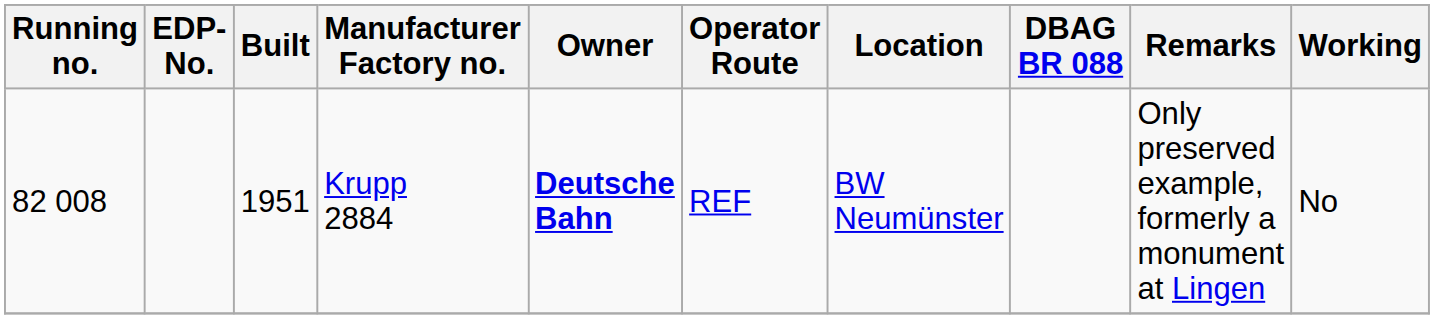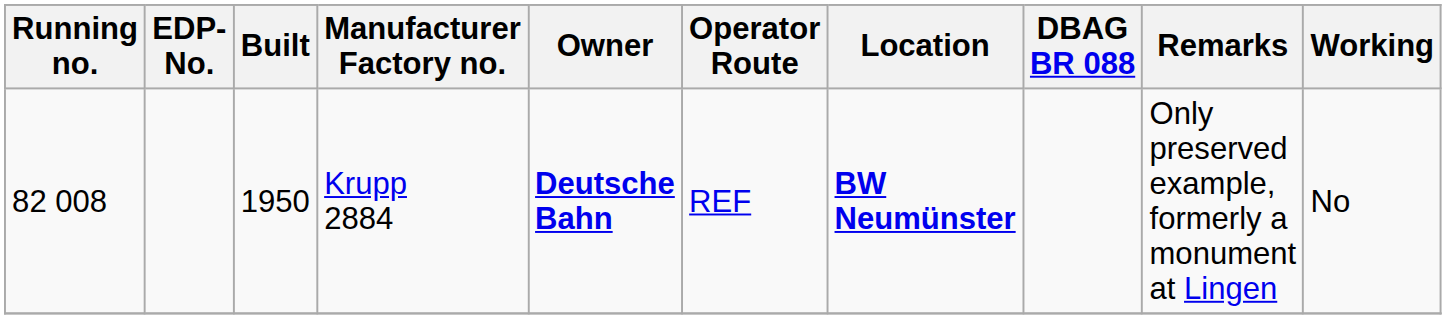(275, 200) 1951 -> (275, 200) 1950
(919, 200) normal -> (925, 200) bold
